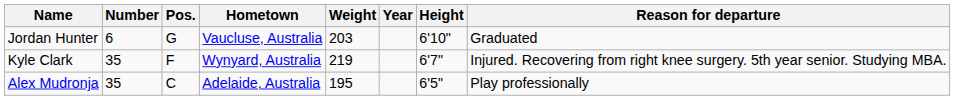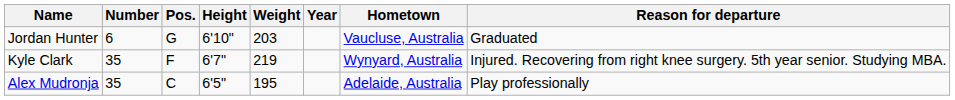columns swapped: (442, 15) <-> (262, 15)
